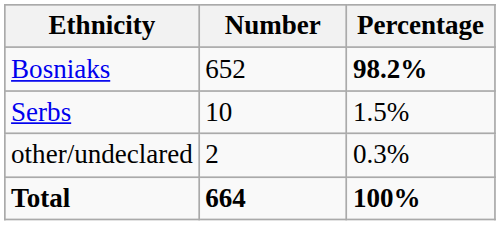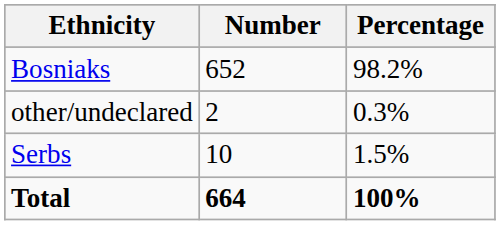(390, 68) bold -> (388, 68) normal
rows swapped: (41, 111) <-> (102, 154)
